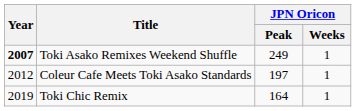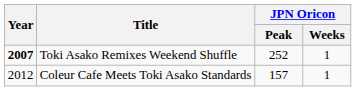(279, 55) 249 -> (279, 55) 252
(279, 75) 197 -> (279, 75) 157
- row: (84, 95)
